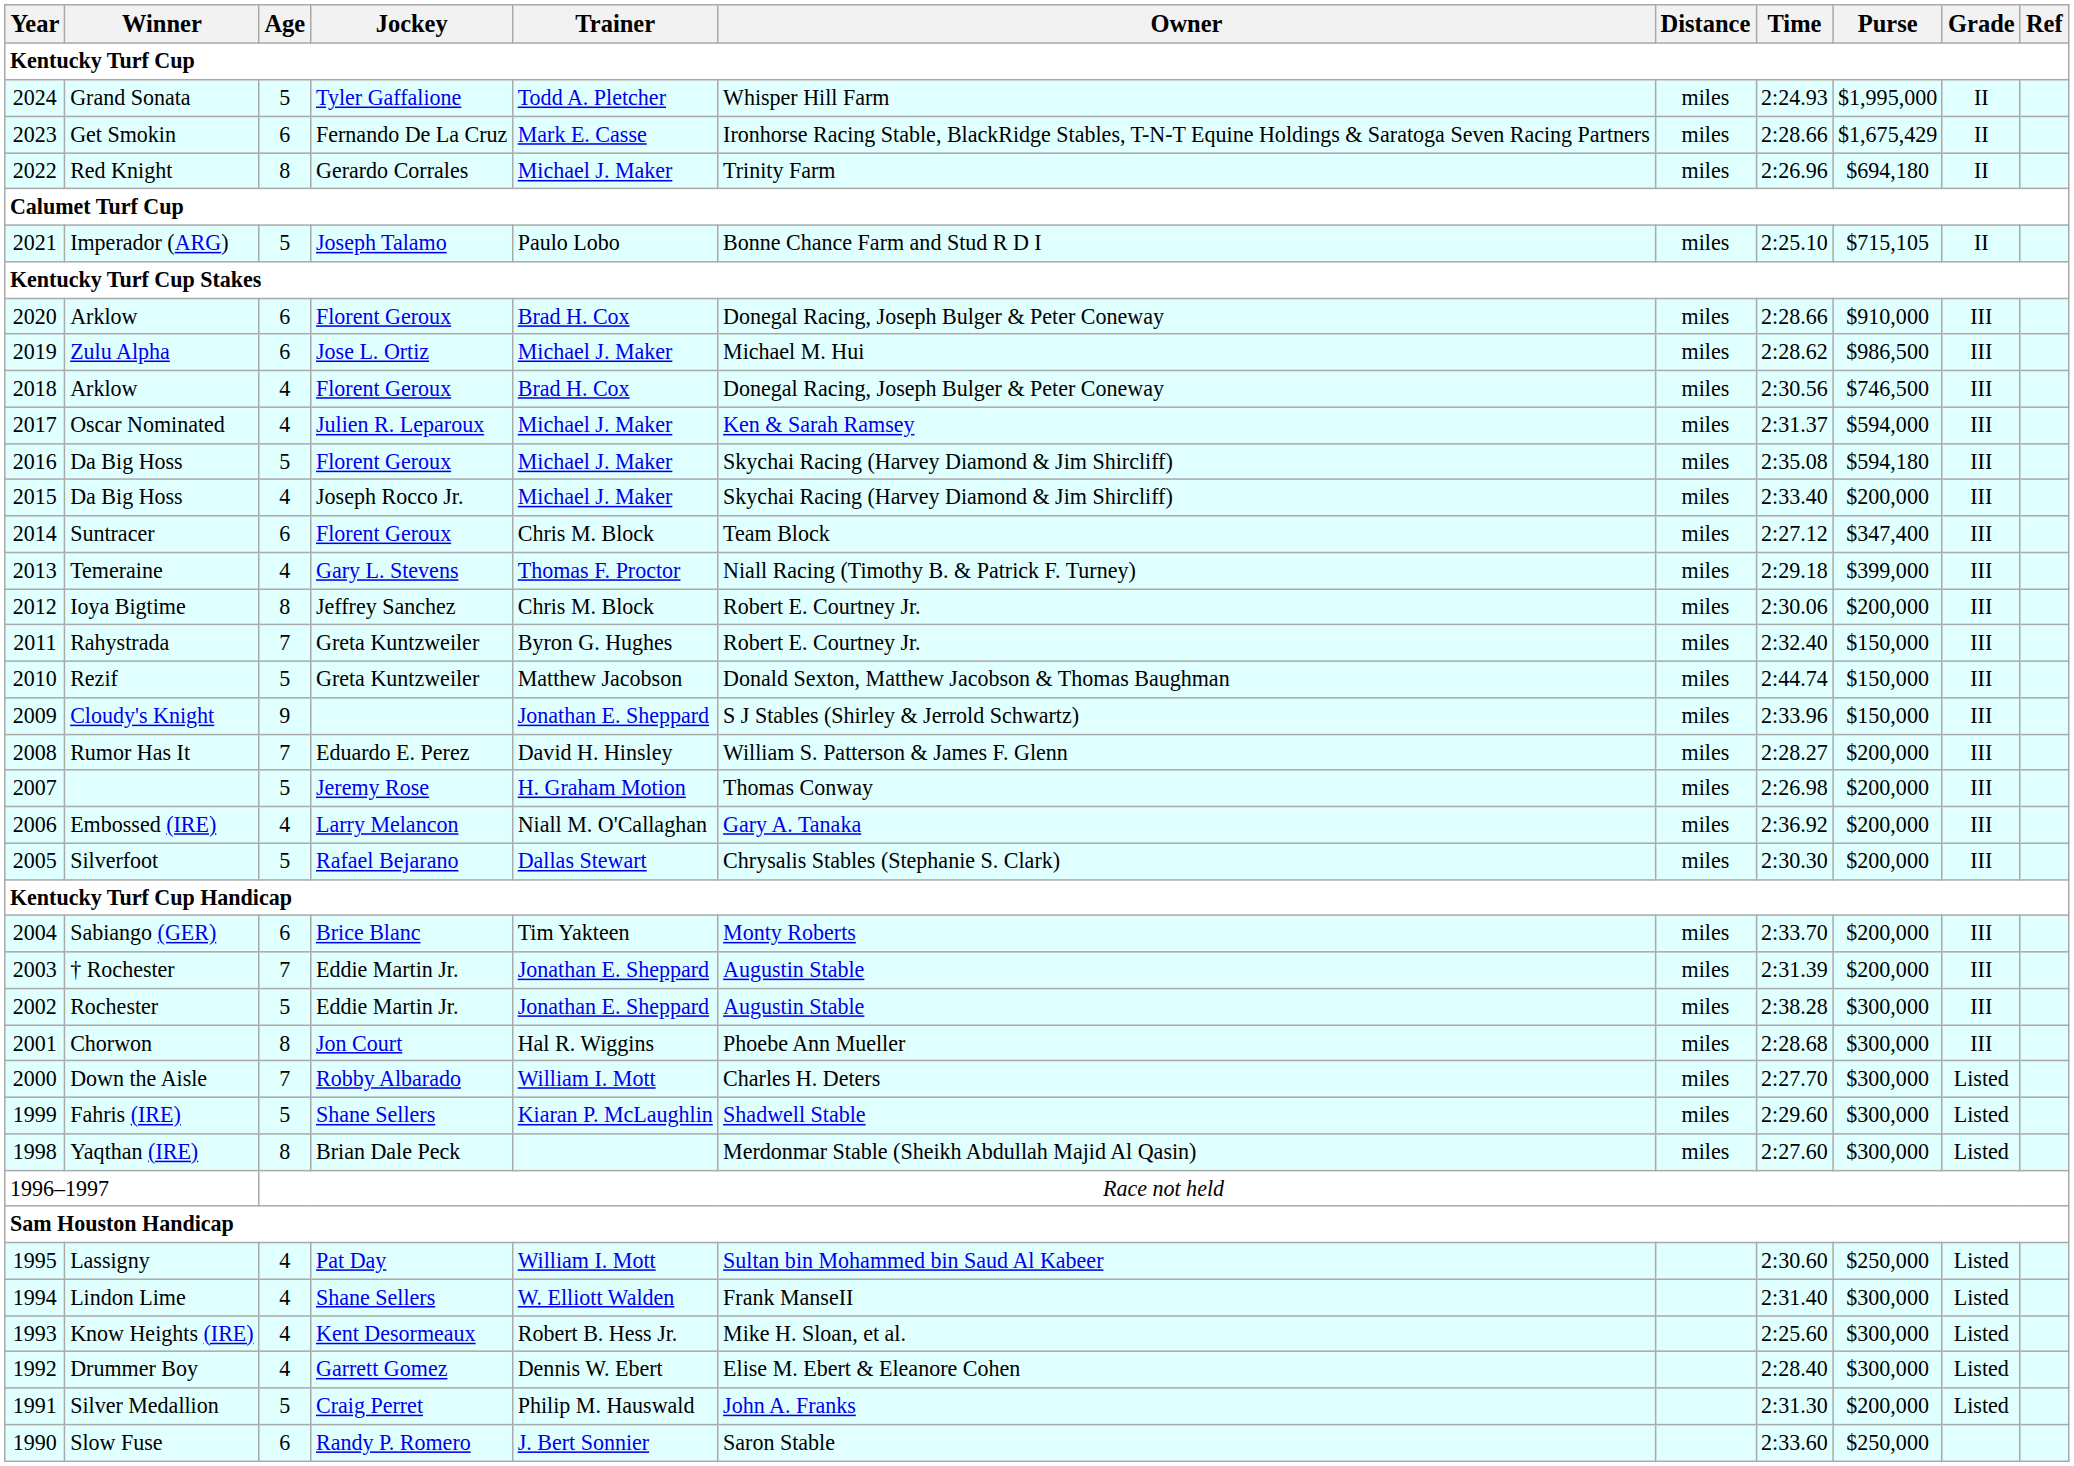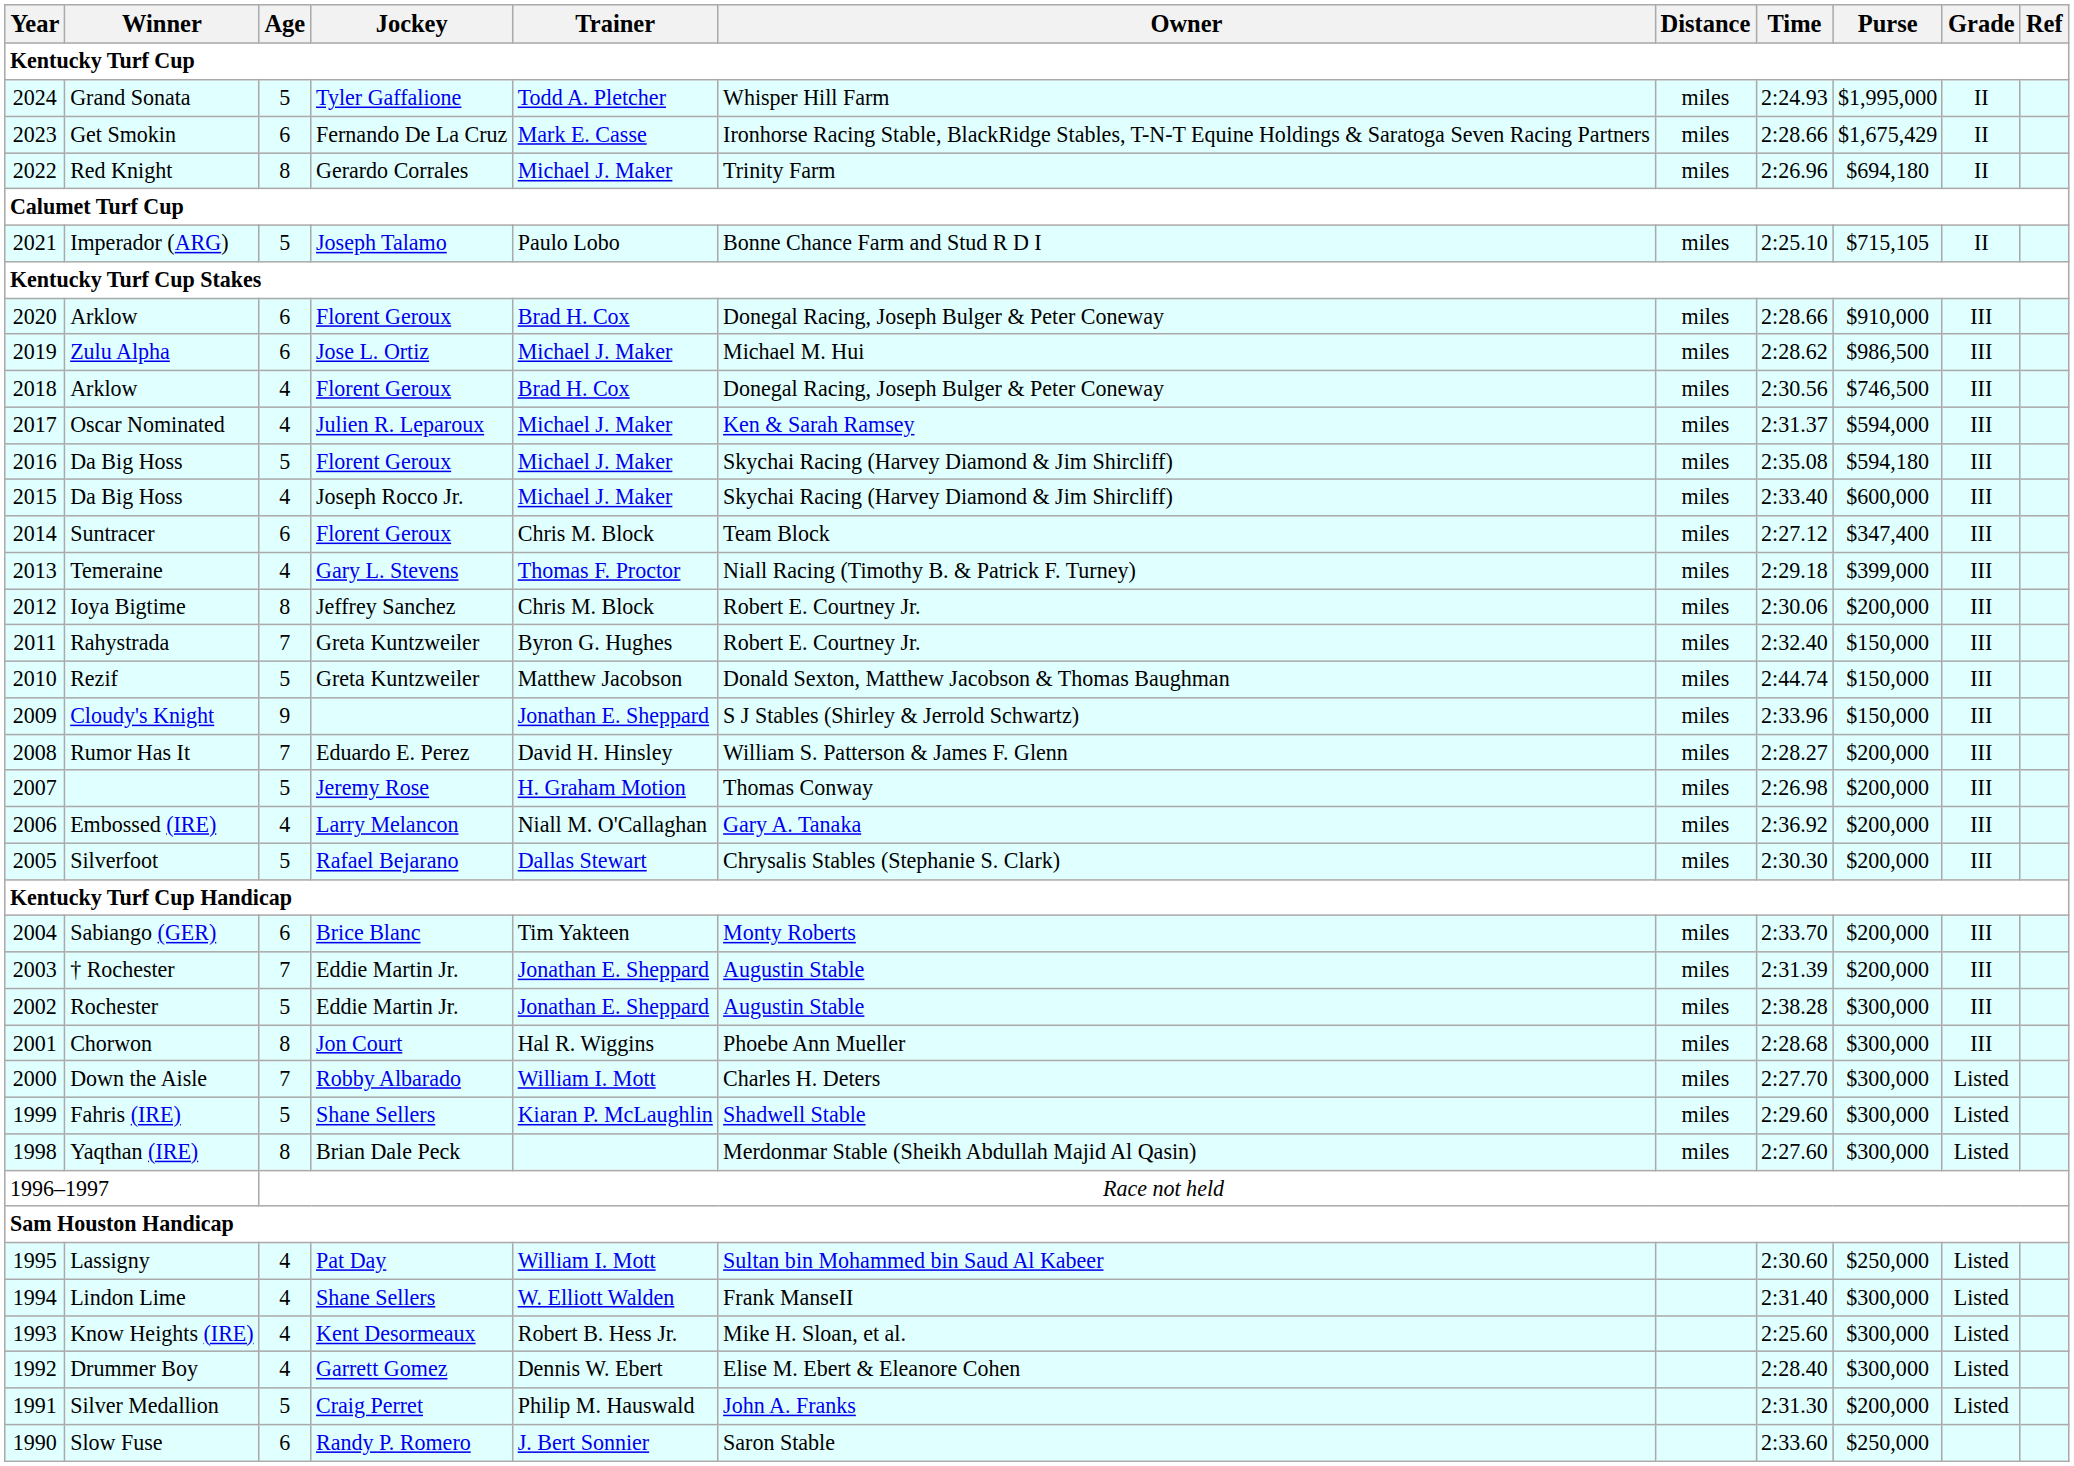(1888, 497) $200,000 -> (1888, 497) $600,000
